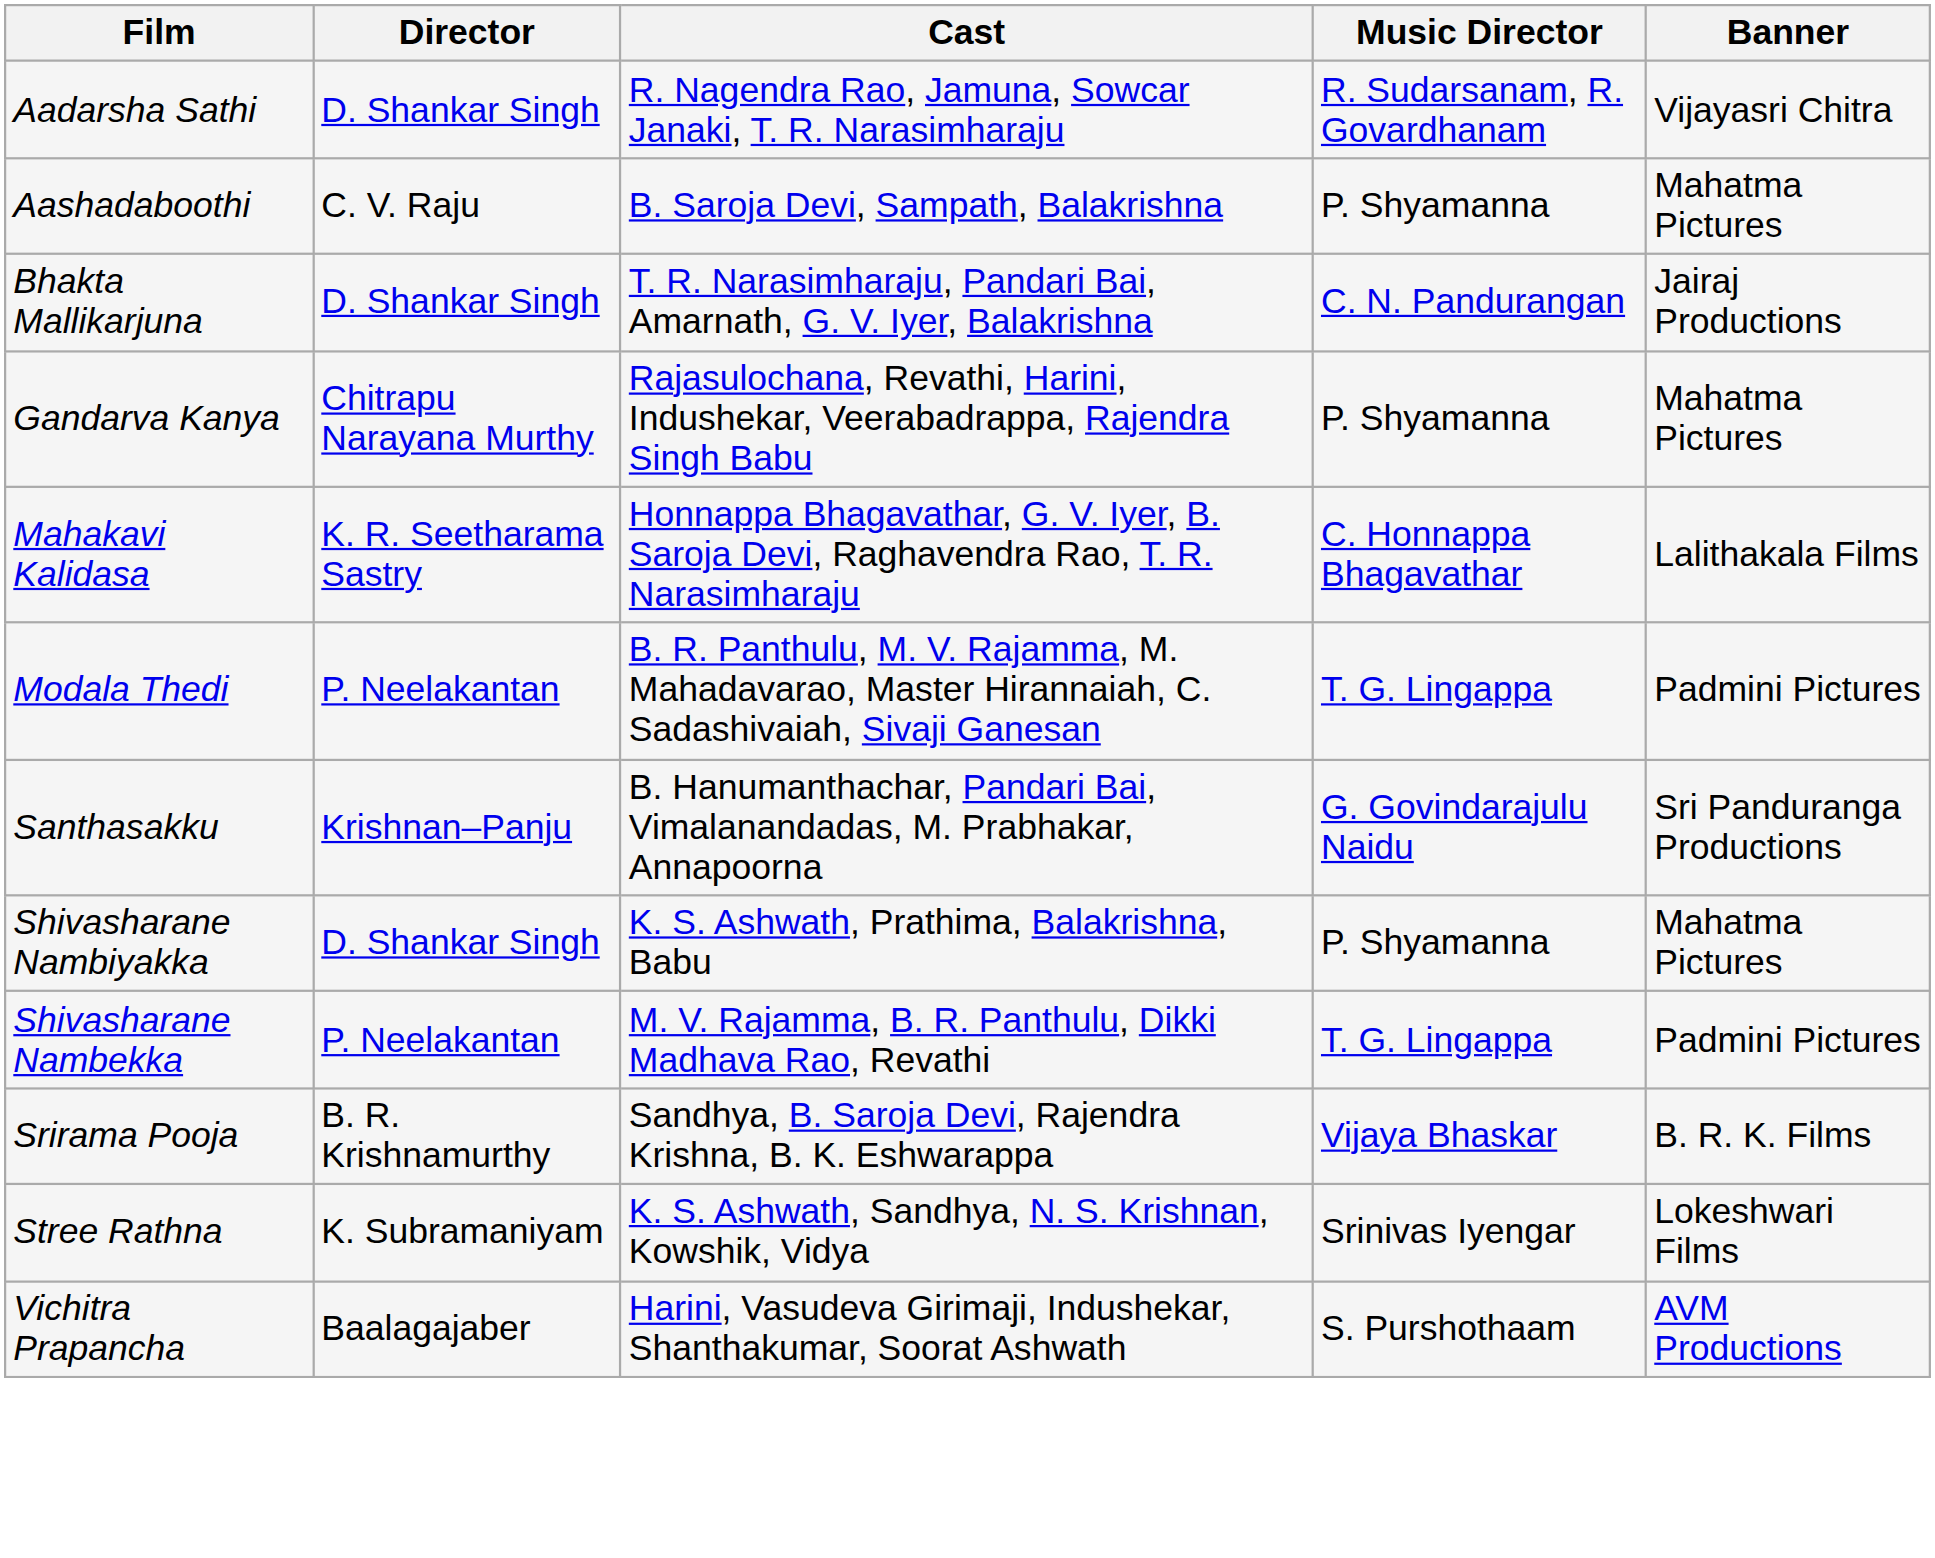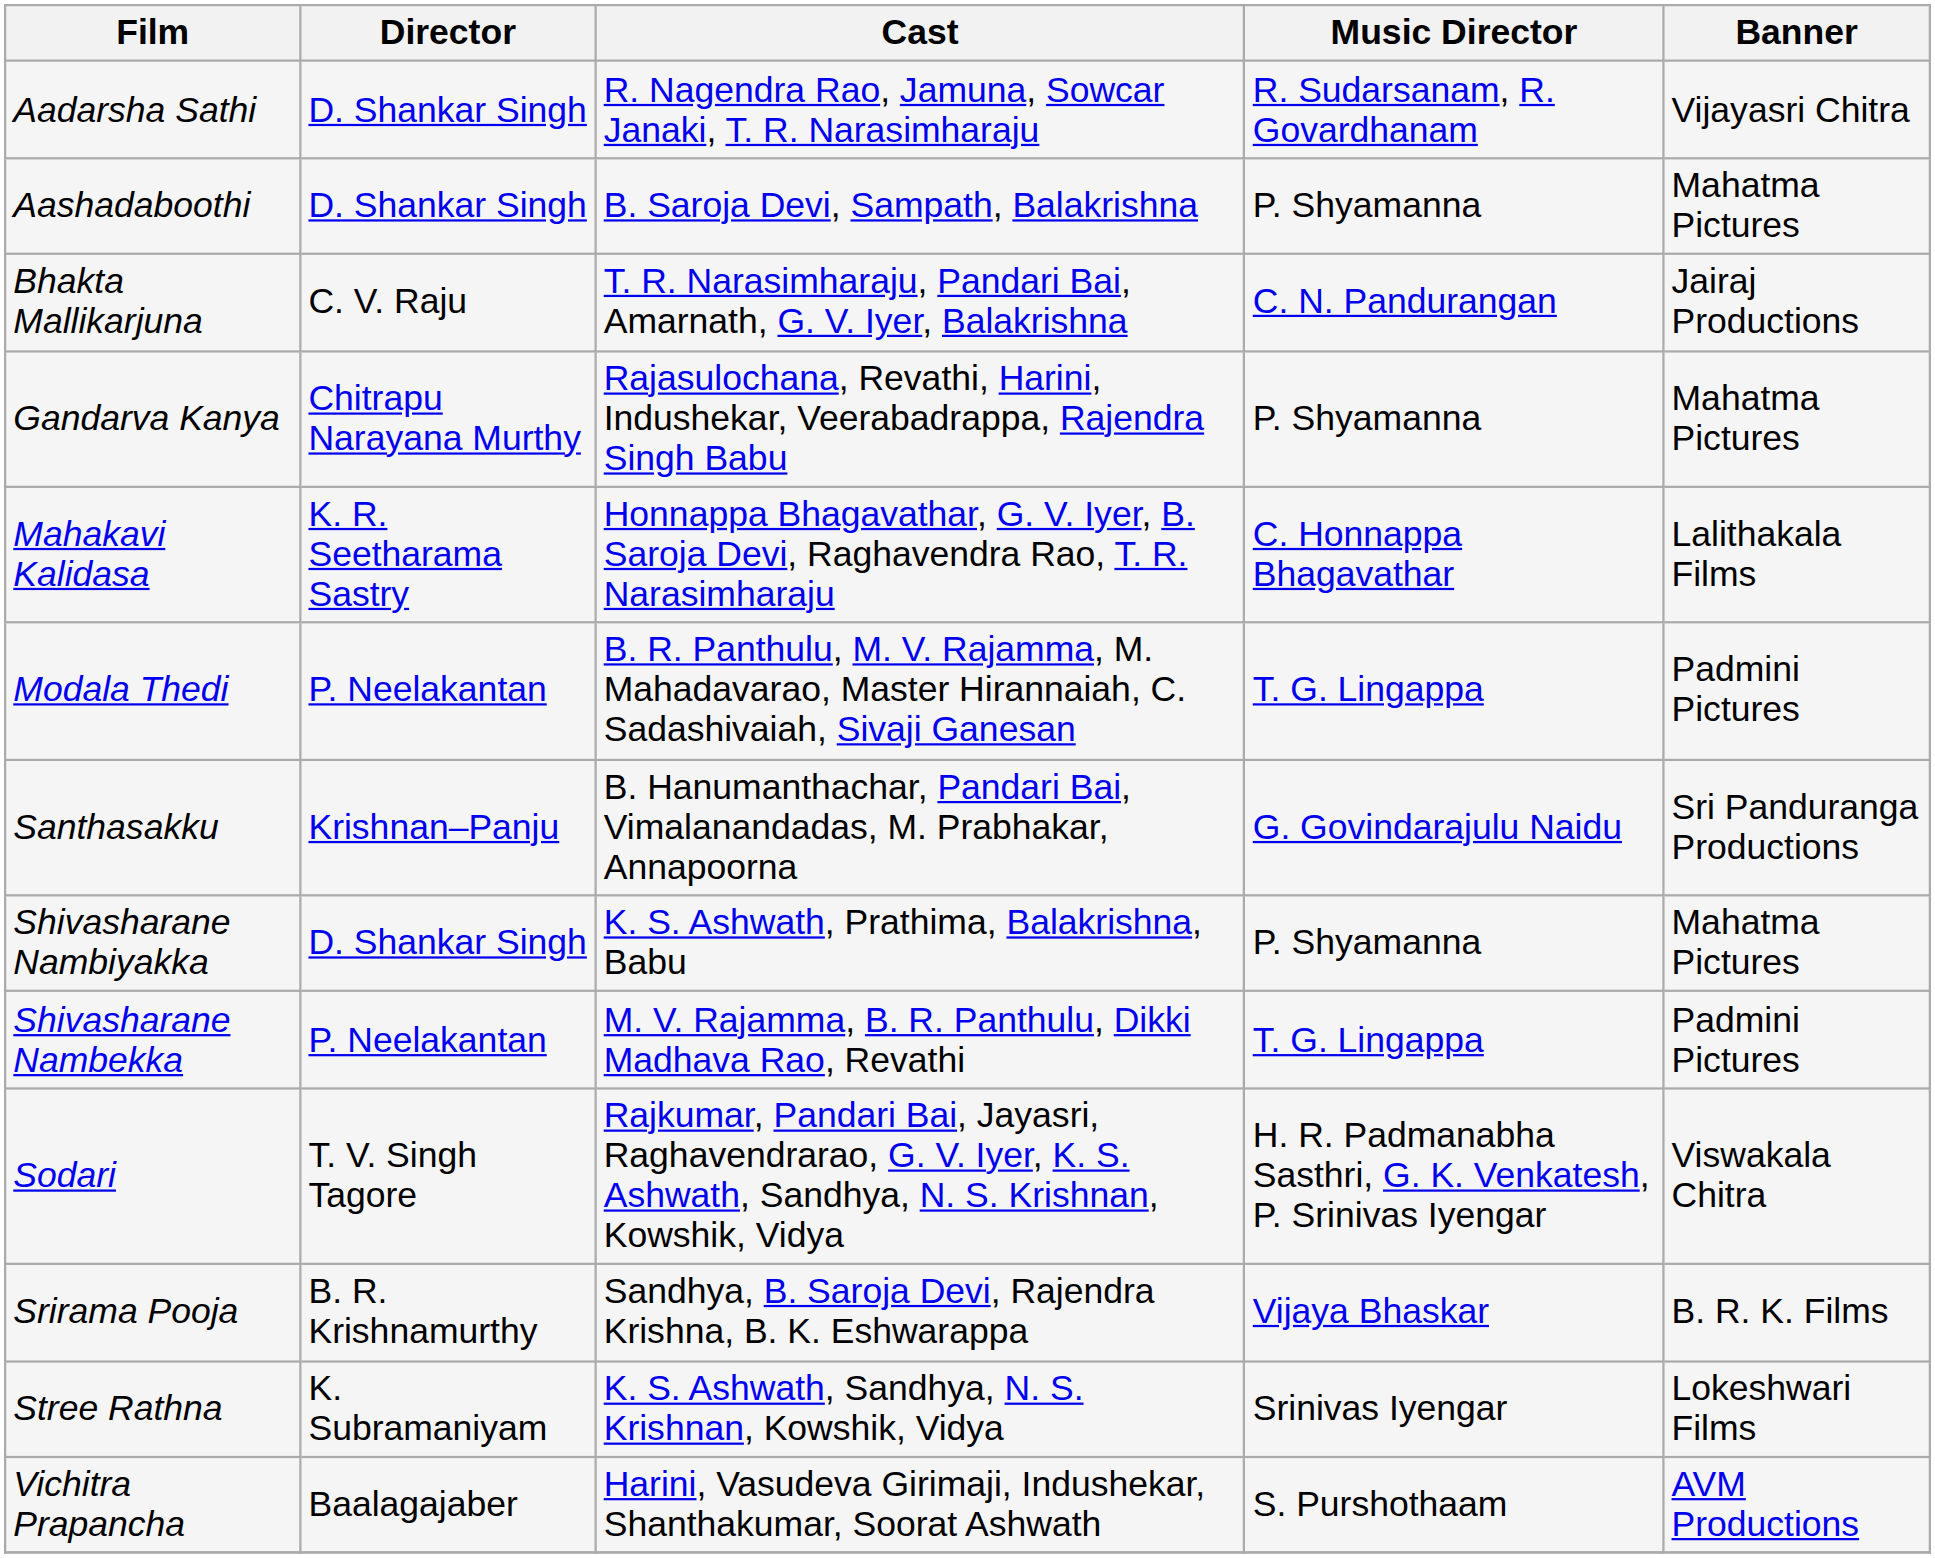(401, 205) C. V. Raju -> (448, 205) D. Shankar Singh
(460, 301) D. Shankar Singh -> (388, 301) C. V. Raju
+ row: (65, 1175)
